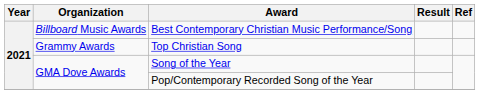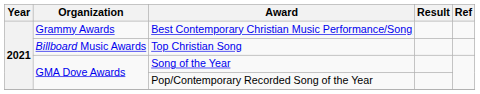(91, 30) Billboard Music Awards -> (75, 30) Grammy Awards
(75, 47) Grammy Awards -> (91, 47) Billboard Music Awards
